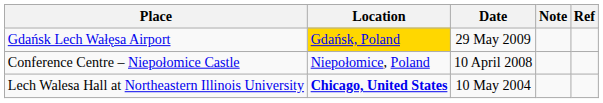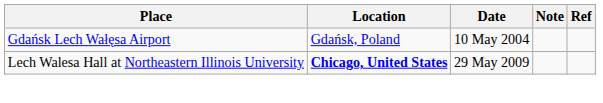(355, 39) gold background -> (355, 39) no background
(493, 39) 29 May 2009 -> (492, 39) 10 May 2004
- row: (124, 63)
(493, 86) 10 May 2004 -> (492, 63) 29 May 2009
